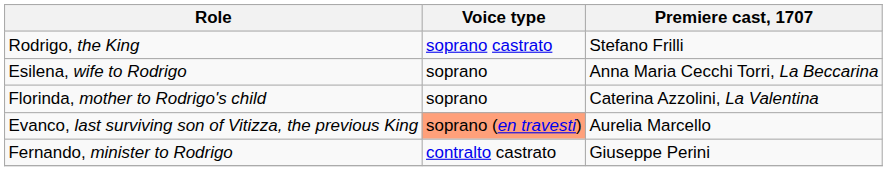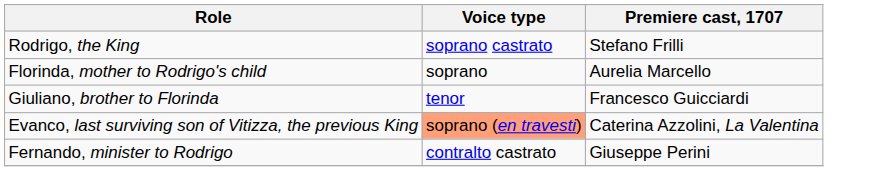- row: (98, 71)
(704, 98) Caterina Azzolini, La Valentina -> (650, 71) Aurelia Marcello
+ row: (114, 98)
(650, 125) Aurelia Marcello -> (704, 125) Caterina Azzolini, La Valentina
